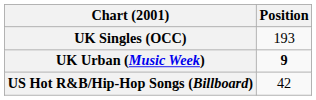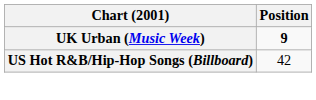- row: (130, 38)
